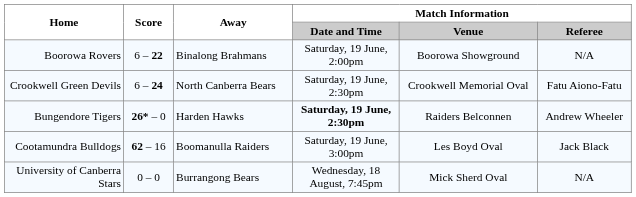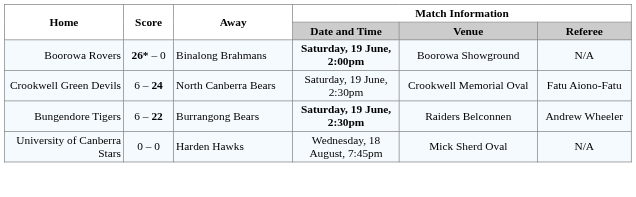(149, 55) 6 – 22 -> (149, 55) 26* – 0
(346, 55) normal -> (346, 55) bold
(149, 116) 26* – 0 -> (149, 116) 6 – 22
(210, 116) Harden Hawks -> (218, 116) Burrangong Bears
- row: (68, 146)
(218, 177) Burrangong Bears -> (210, 146) Harden Hawks
